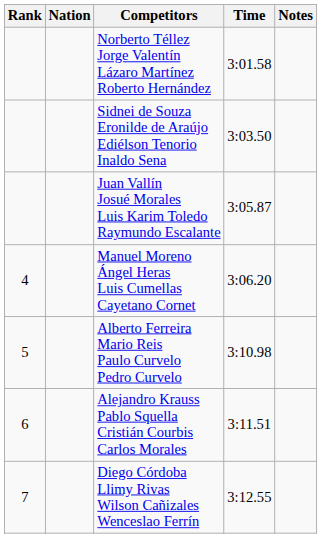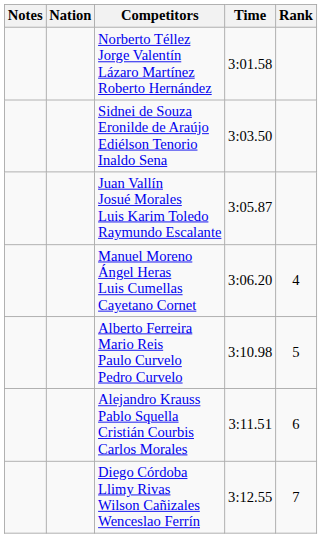columns swapped: (25, 16) <-> (296, 16)
